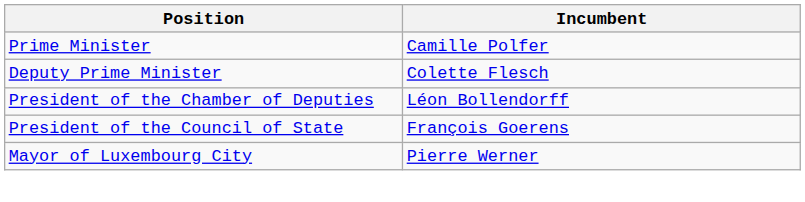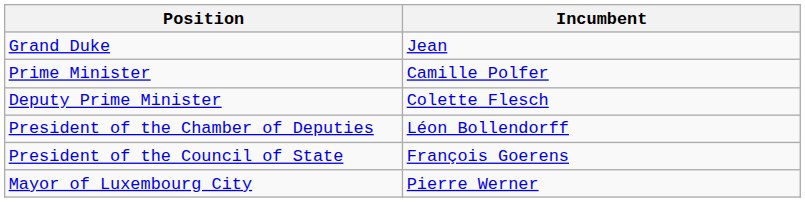+ row: (59, 46)
